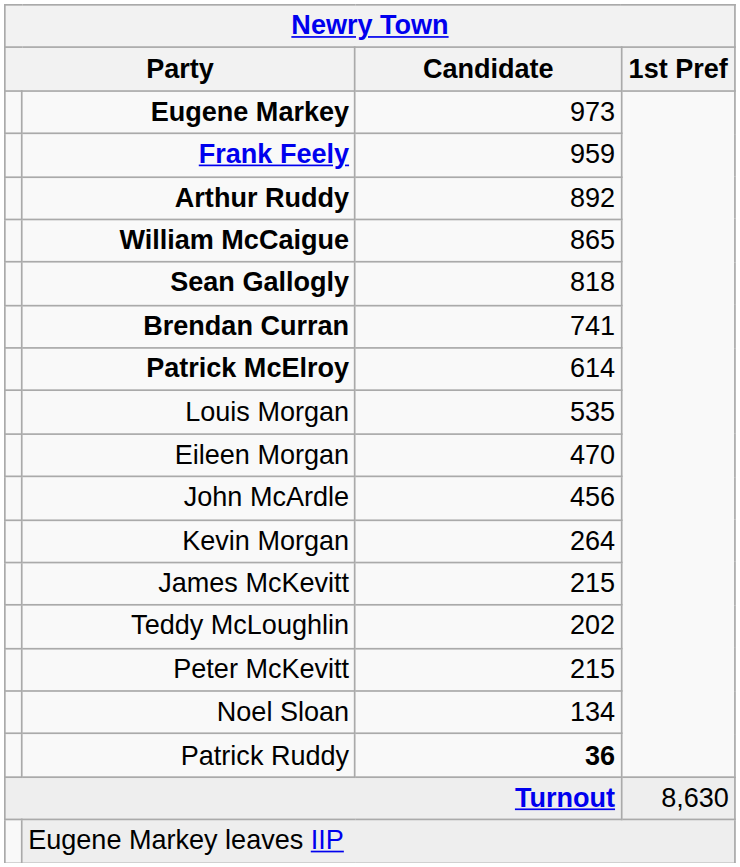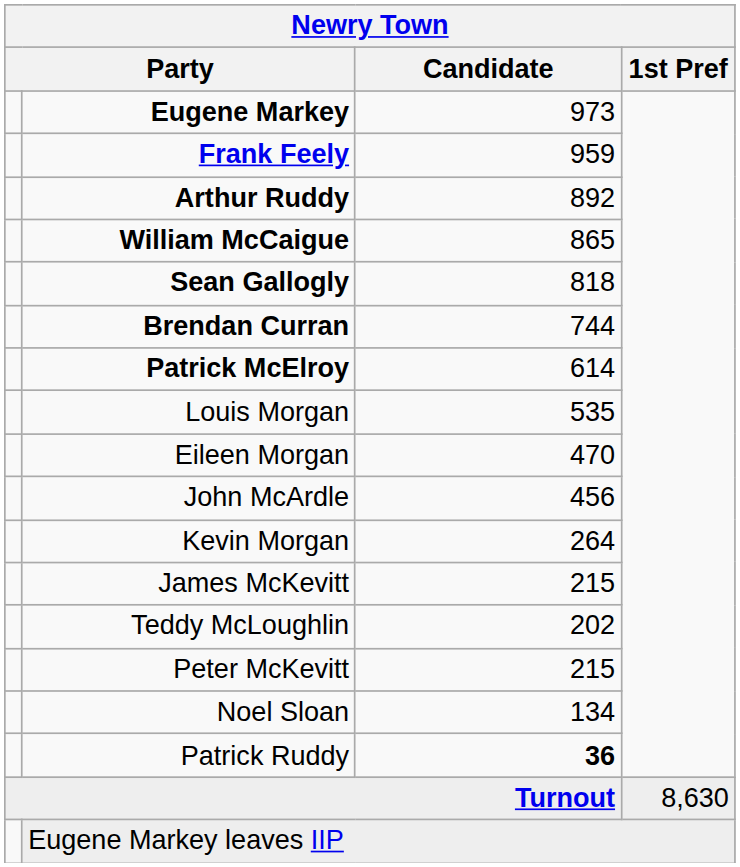(592, 326) 741 -> (592, 326) 744
